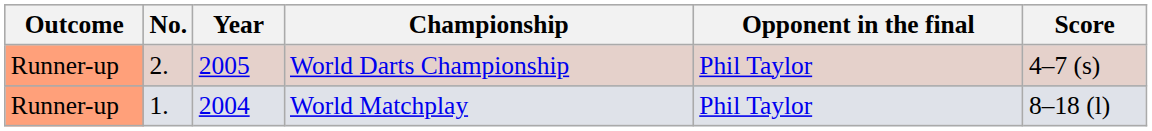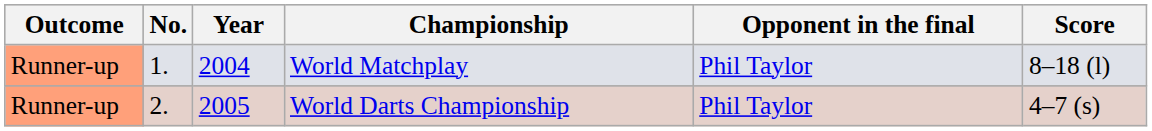rows swapped: (379, 105) <-> (430, 65)
